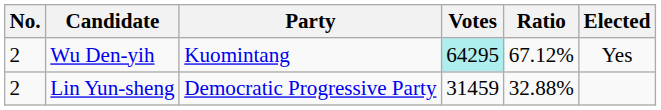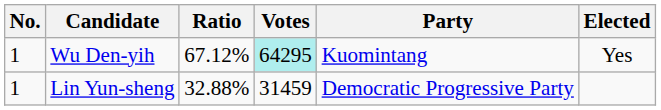columns swapped: (310, 21) <-> (541, 21)
(15, 54) 2 -> (15, 54) 1
(15, 88) 2 -> (15, 88) 1
